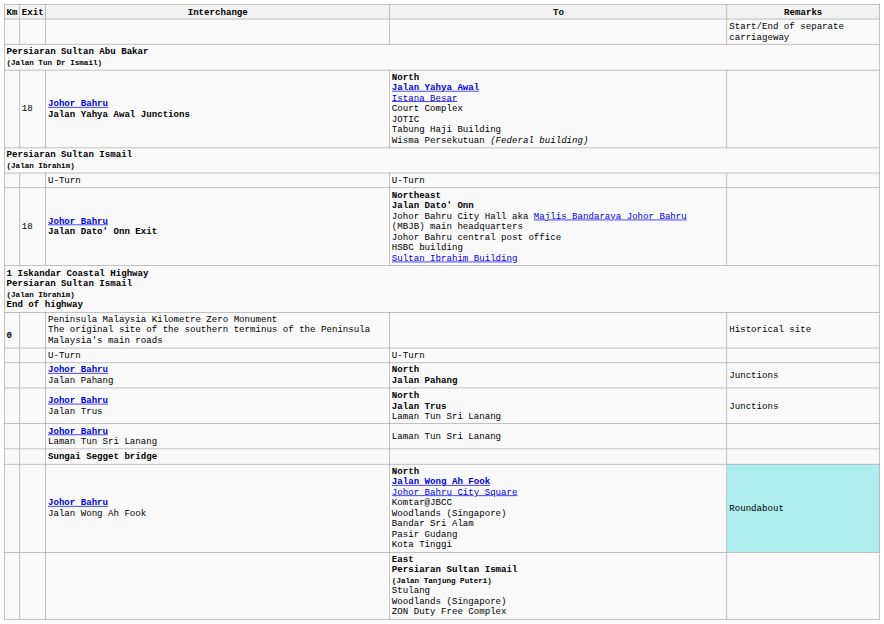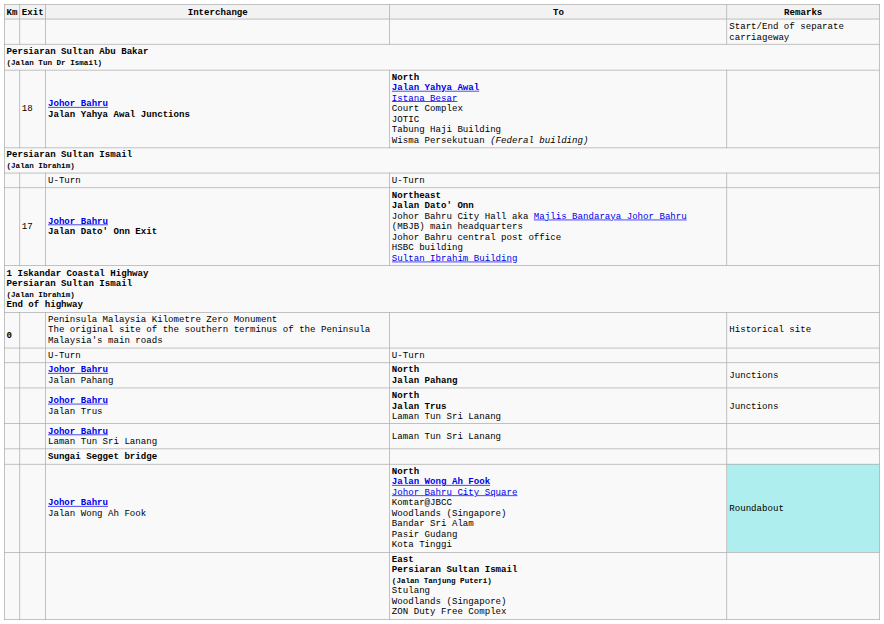(27, 227) 18 -> (27, 227) 17
